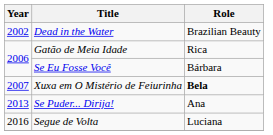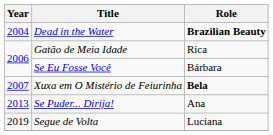(18, 31) 2002 -> (18, 31) 2004
(224, 31) normal -> (226, 31) bold
(18, 122) 2016 -> (18, 122) 2019
